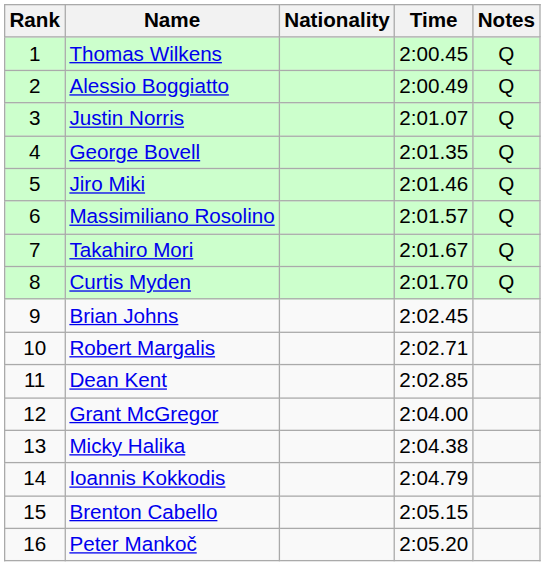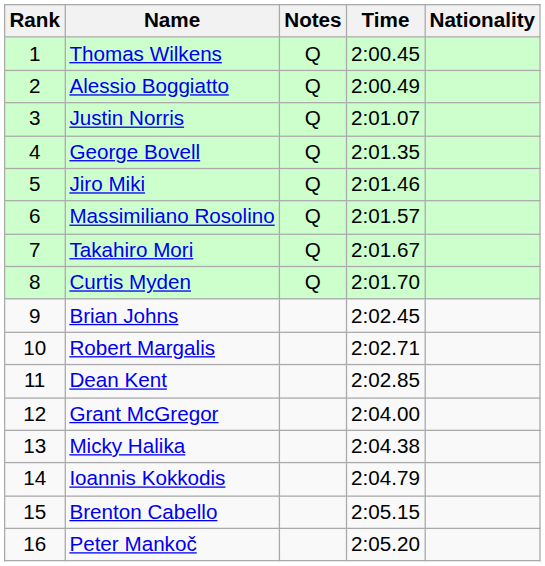columns swapped: (337, 20) <-> (506, 20)
